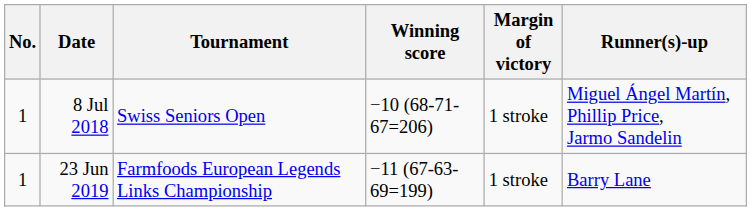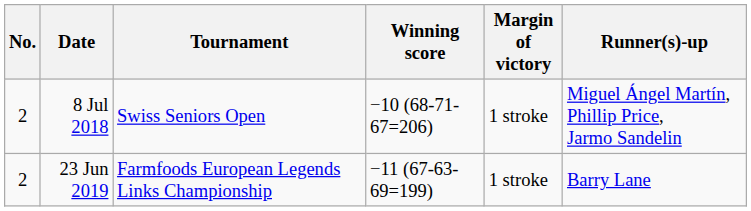(23, 116) 1 -> (23, 116) 2
(23, 179) 1 -> (23, 179) 2
